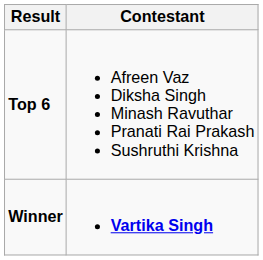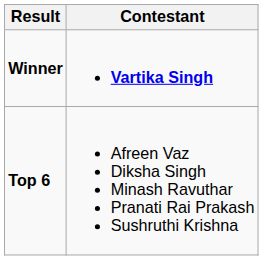rows swapped: (36, 217) <-> (29, 104)
